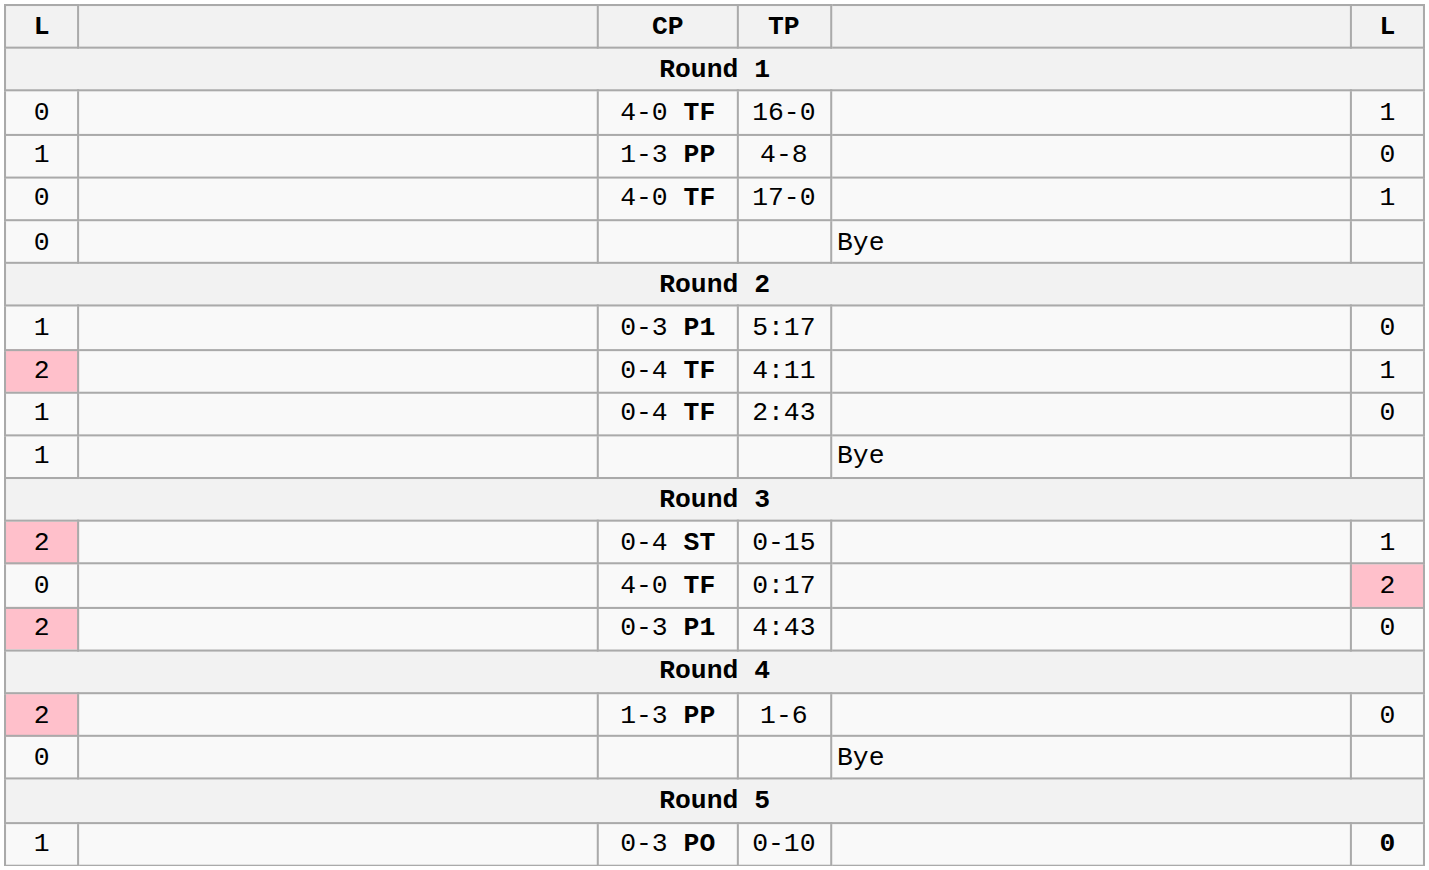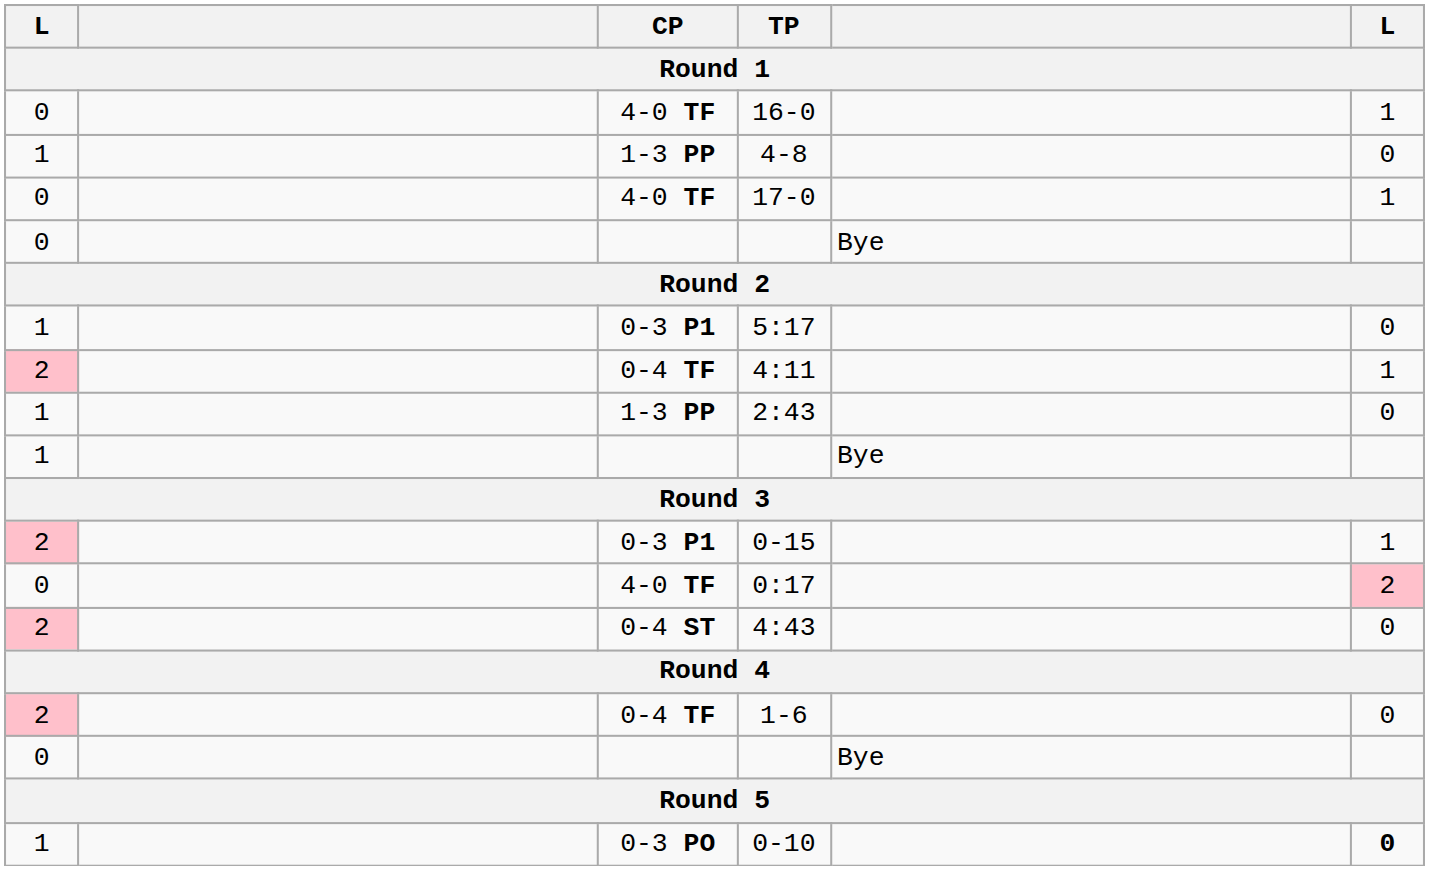(668, 414) 0-4 TF -> (668, 414) 1-3 PP
(668, 543) 0-4 ST -> (668, 543) 0-3 P1
(668, 629) 0-3 P1 -> (668, 629) 0-4 ST
(668, 715) 1-3 PP -> (668, 715) 0-4 TF
